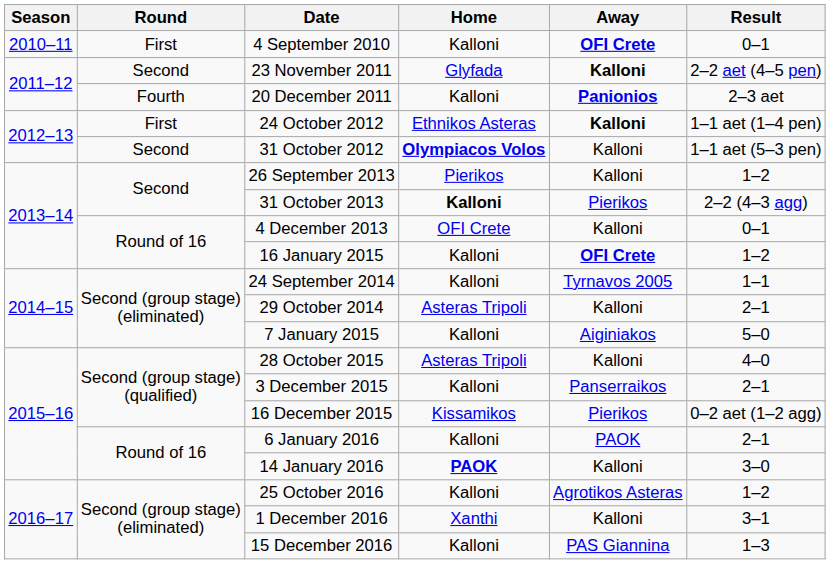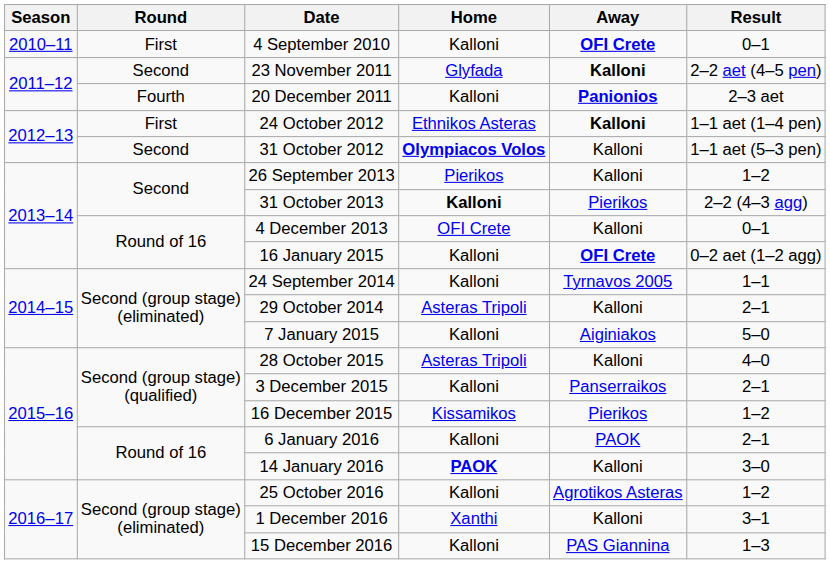(756, 255) 1–2 -> (756, 255) 0–2 aet (1–2 agg)
(756, 413) 0–2 aet (1–2 agg) -> (756, 413) 1–2
